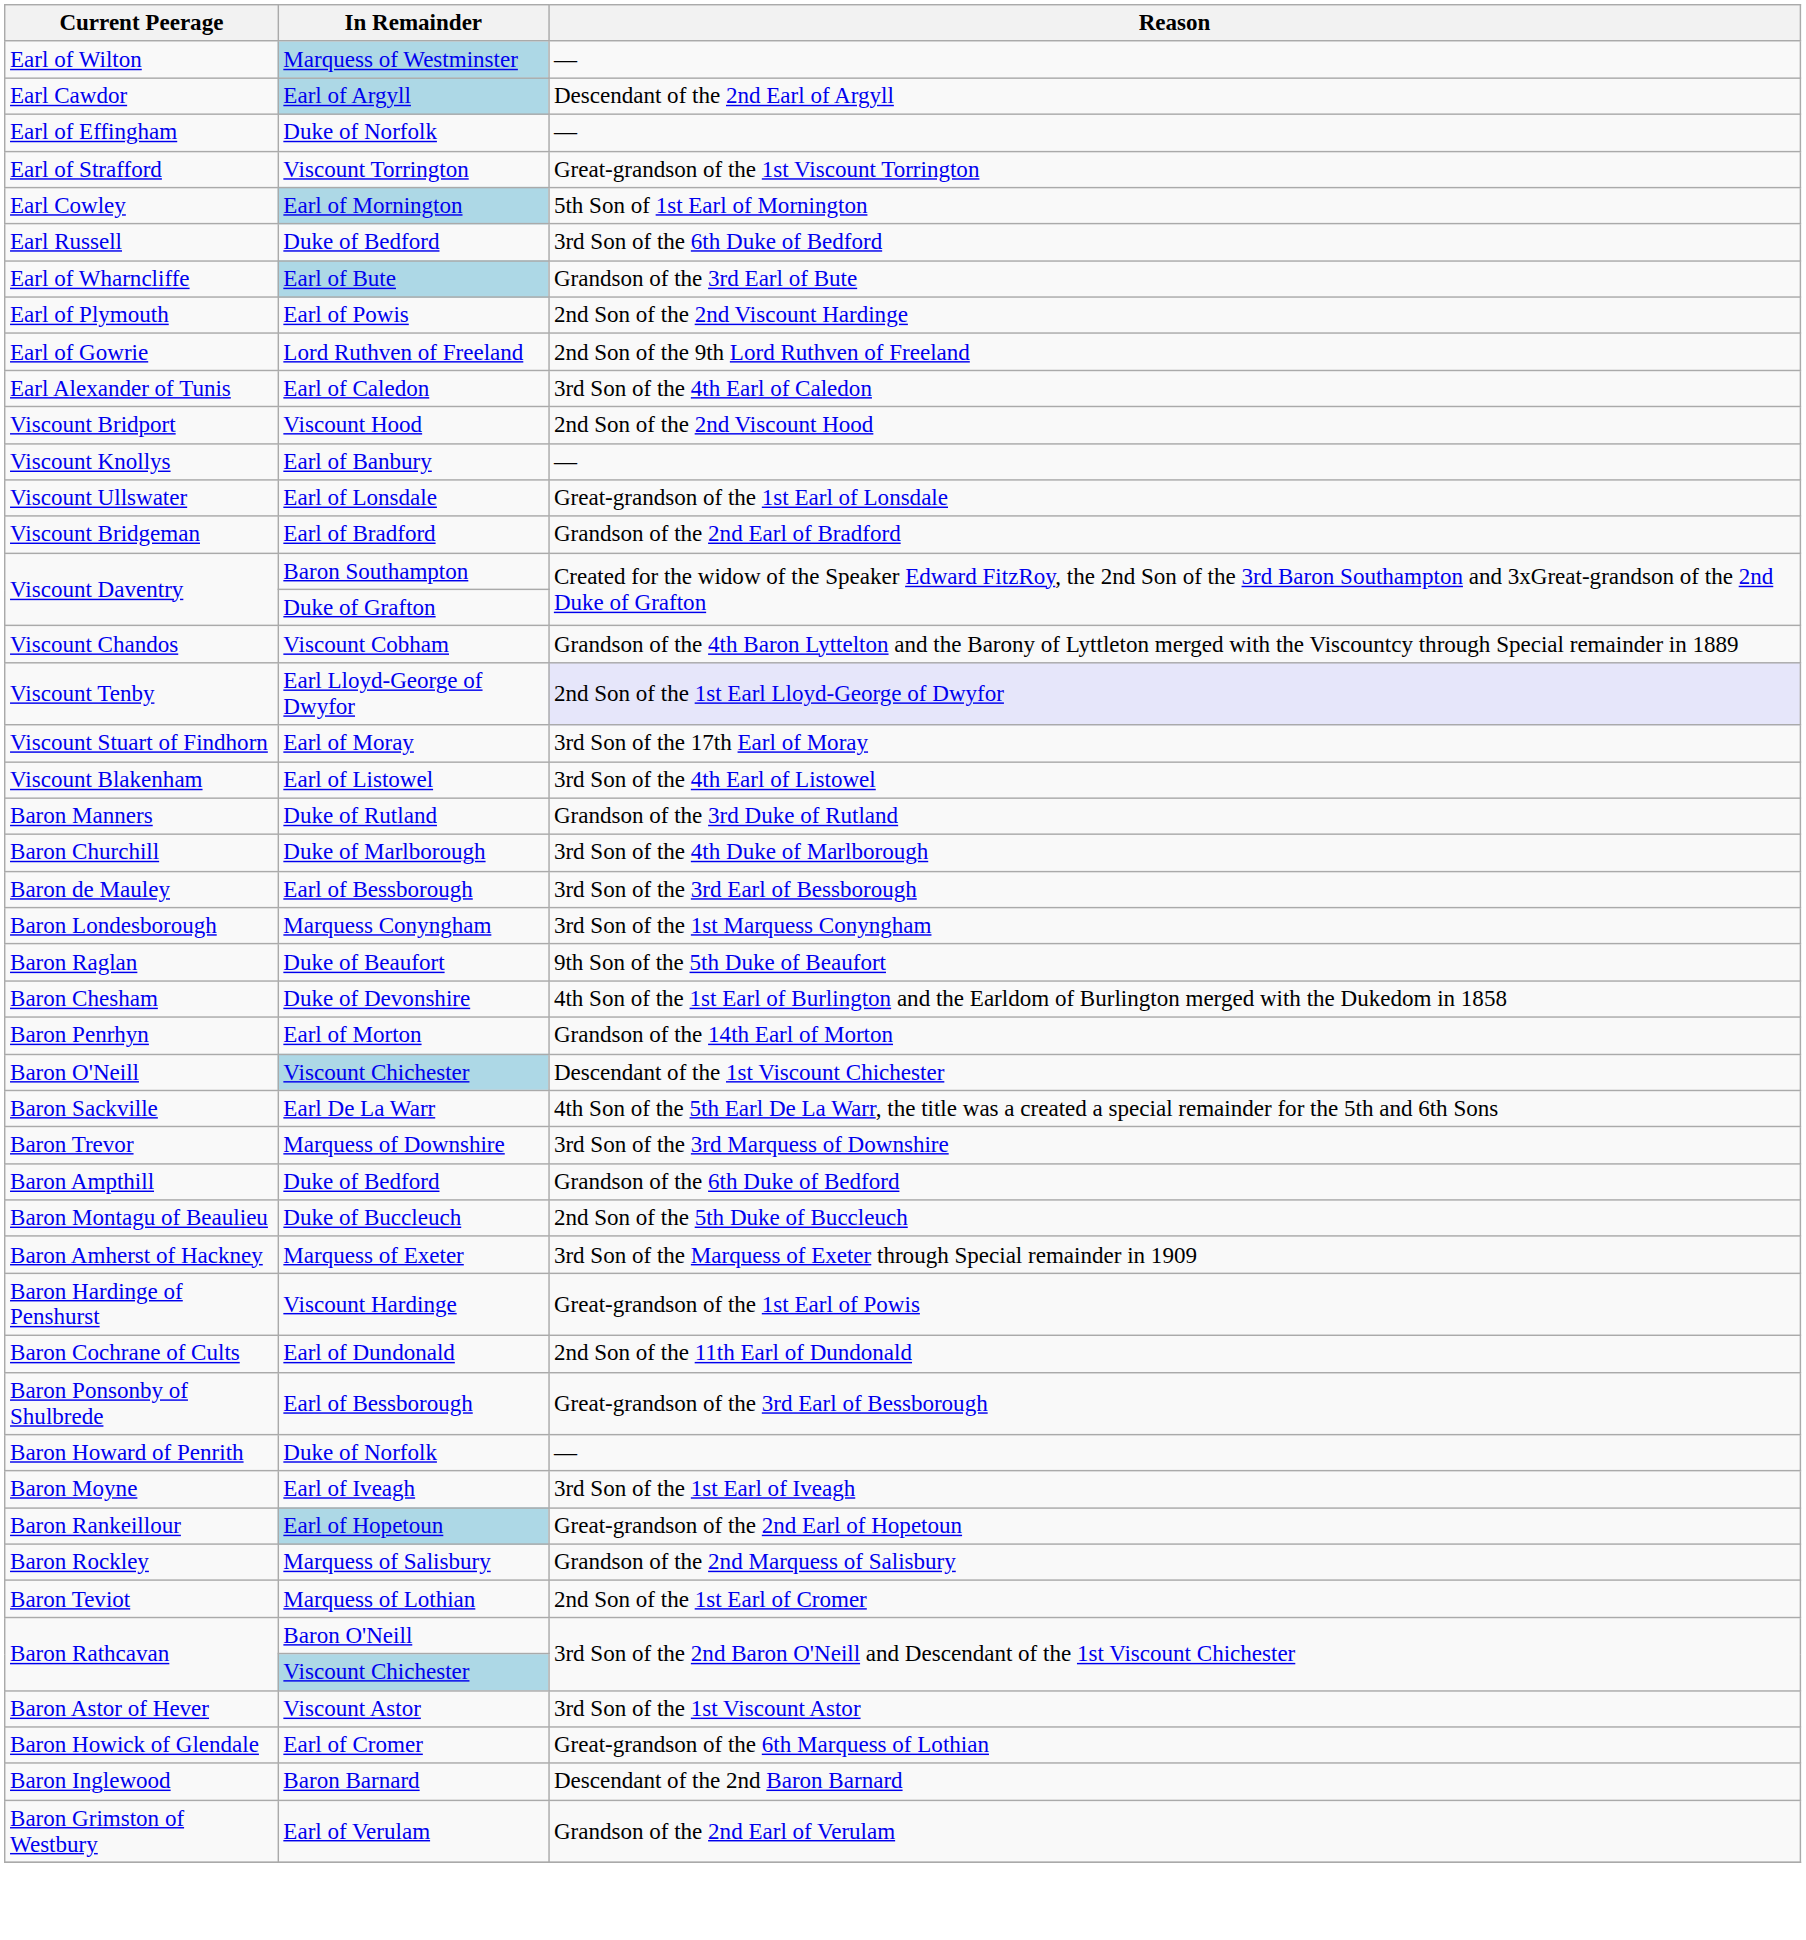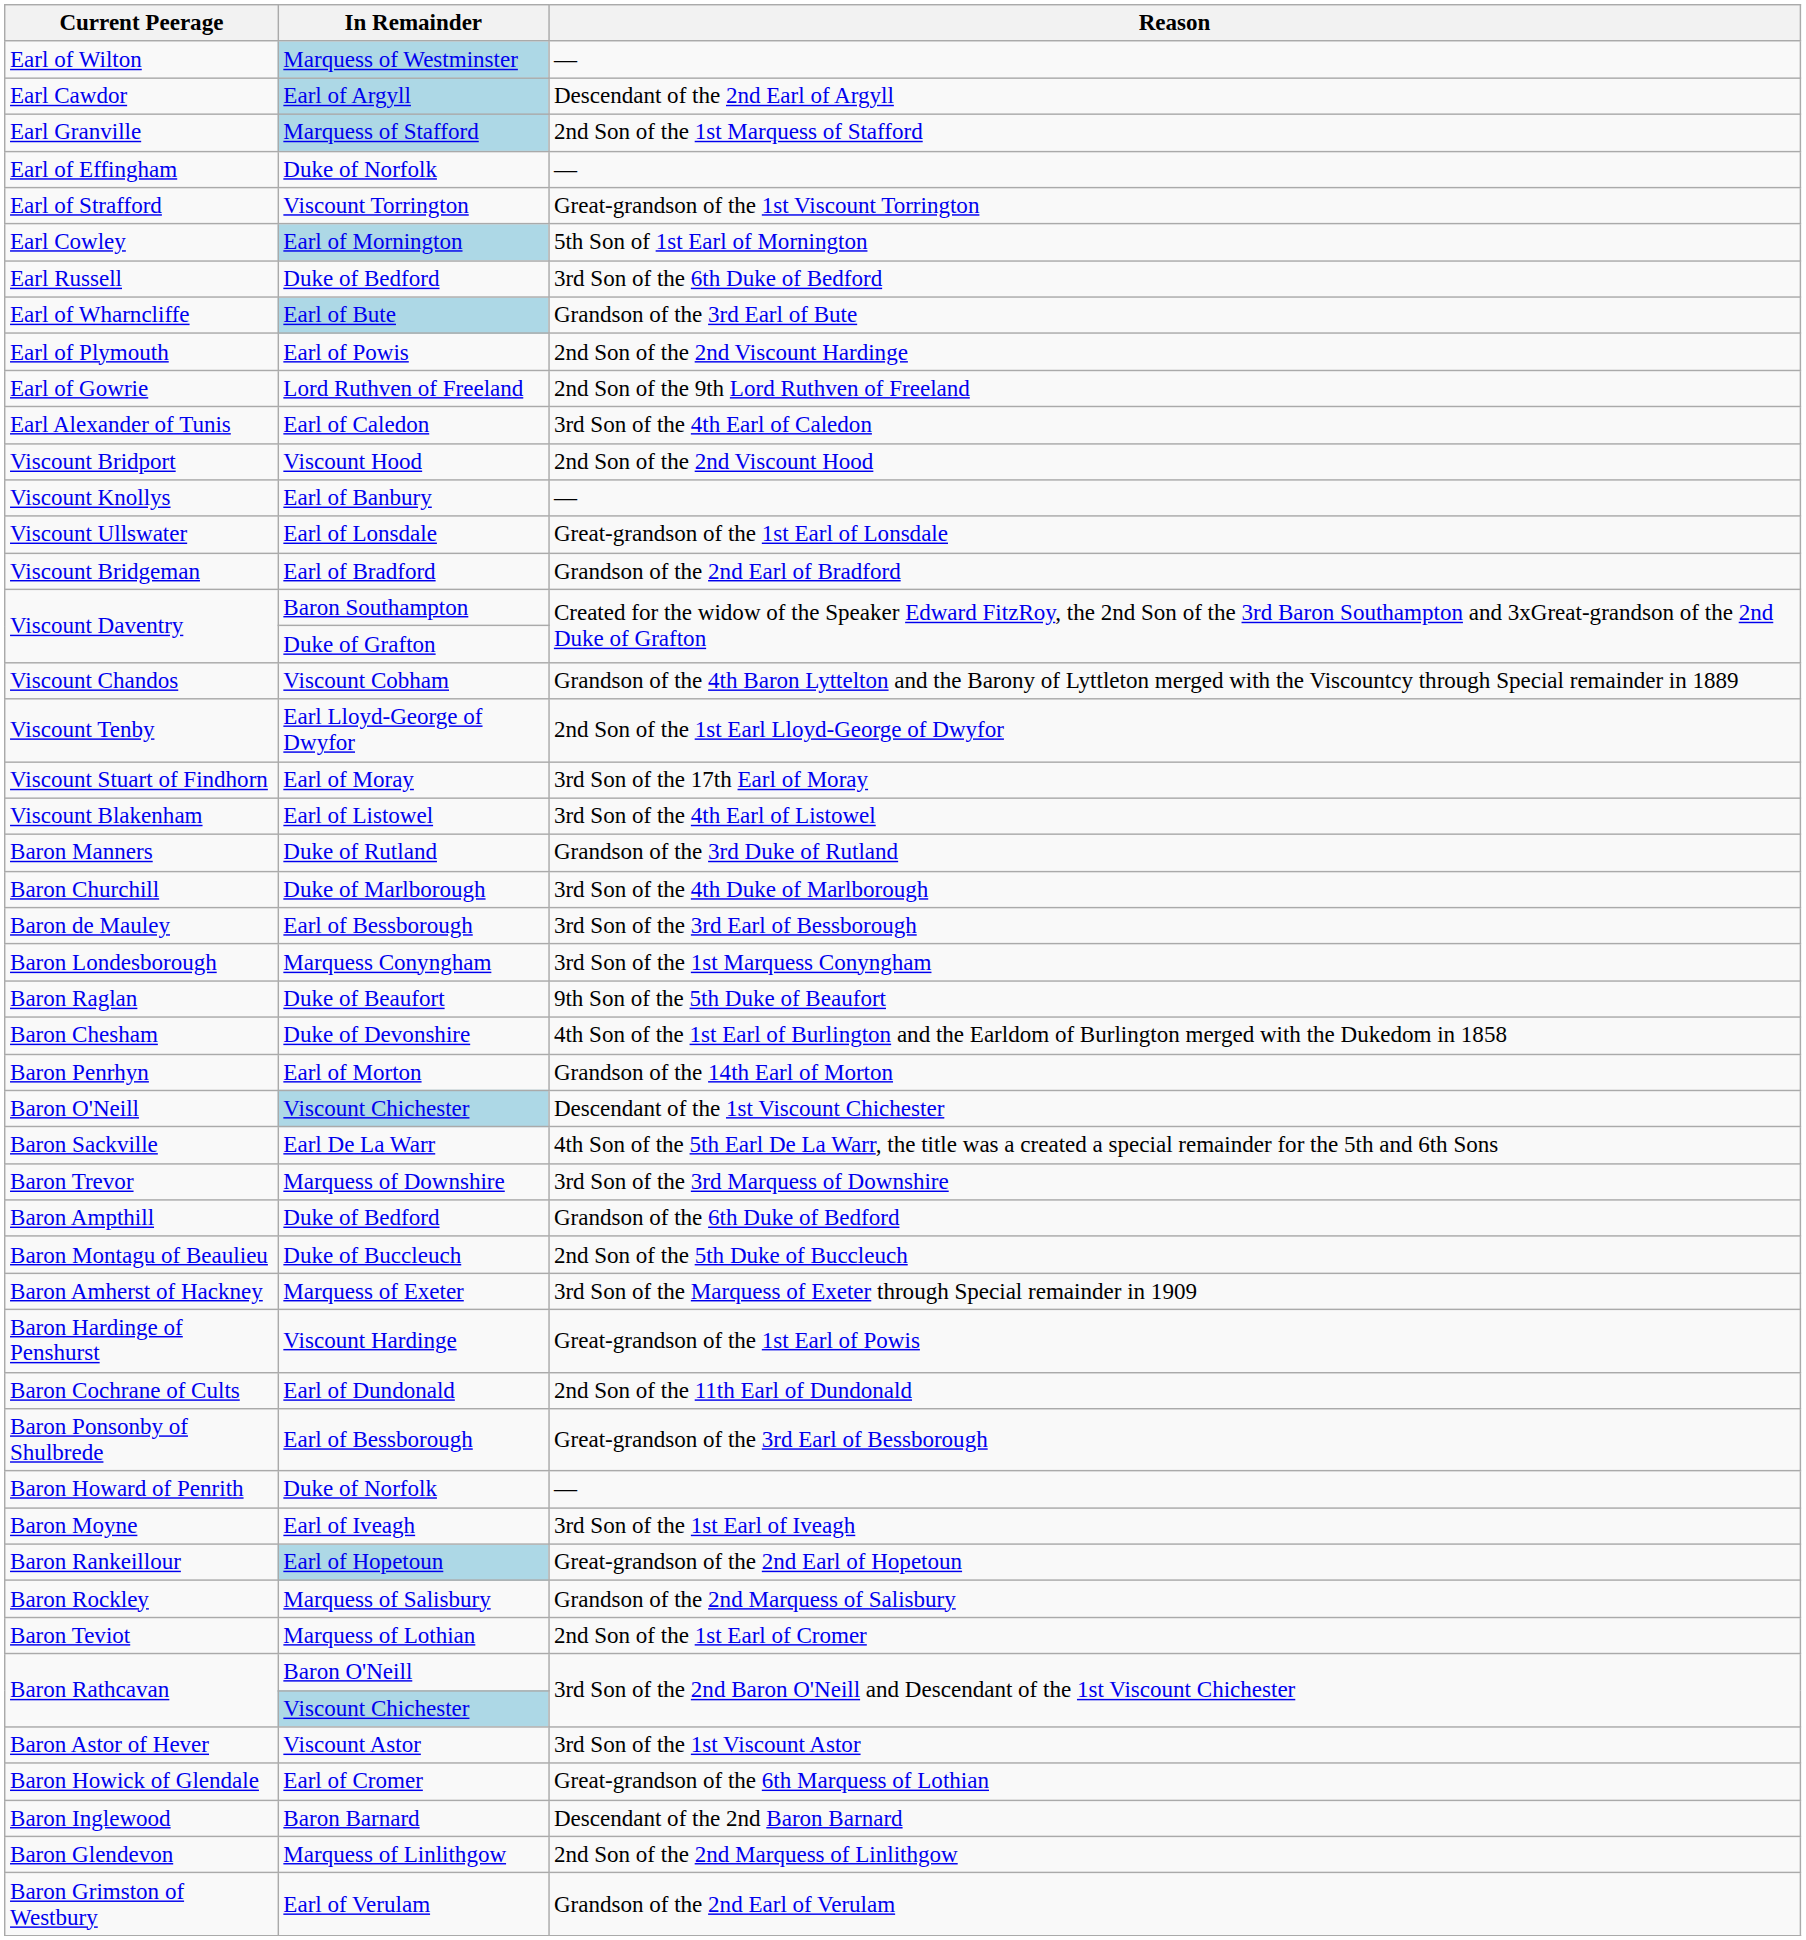+ row: (76, 132)
(779, 693) lavender background -> (779, 729) no background
+ row: (92, 1854)
